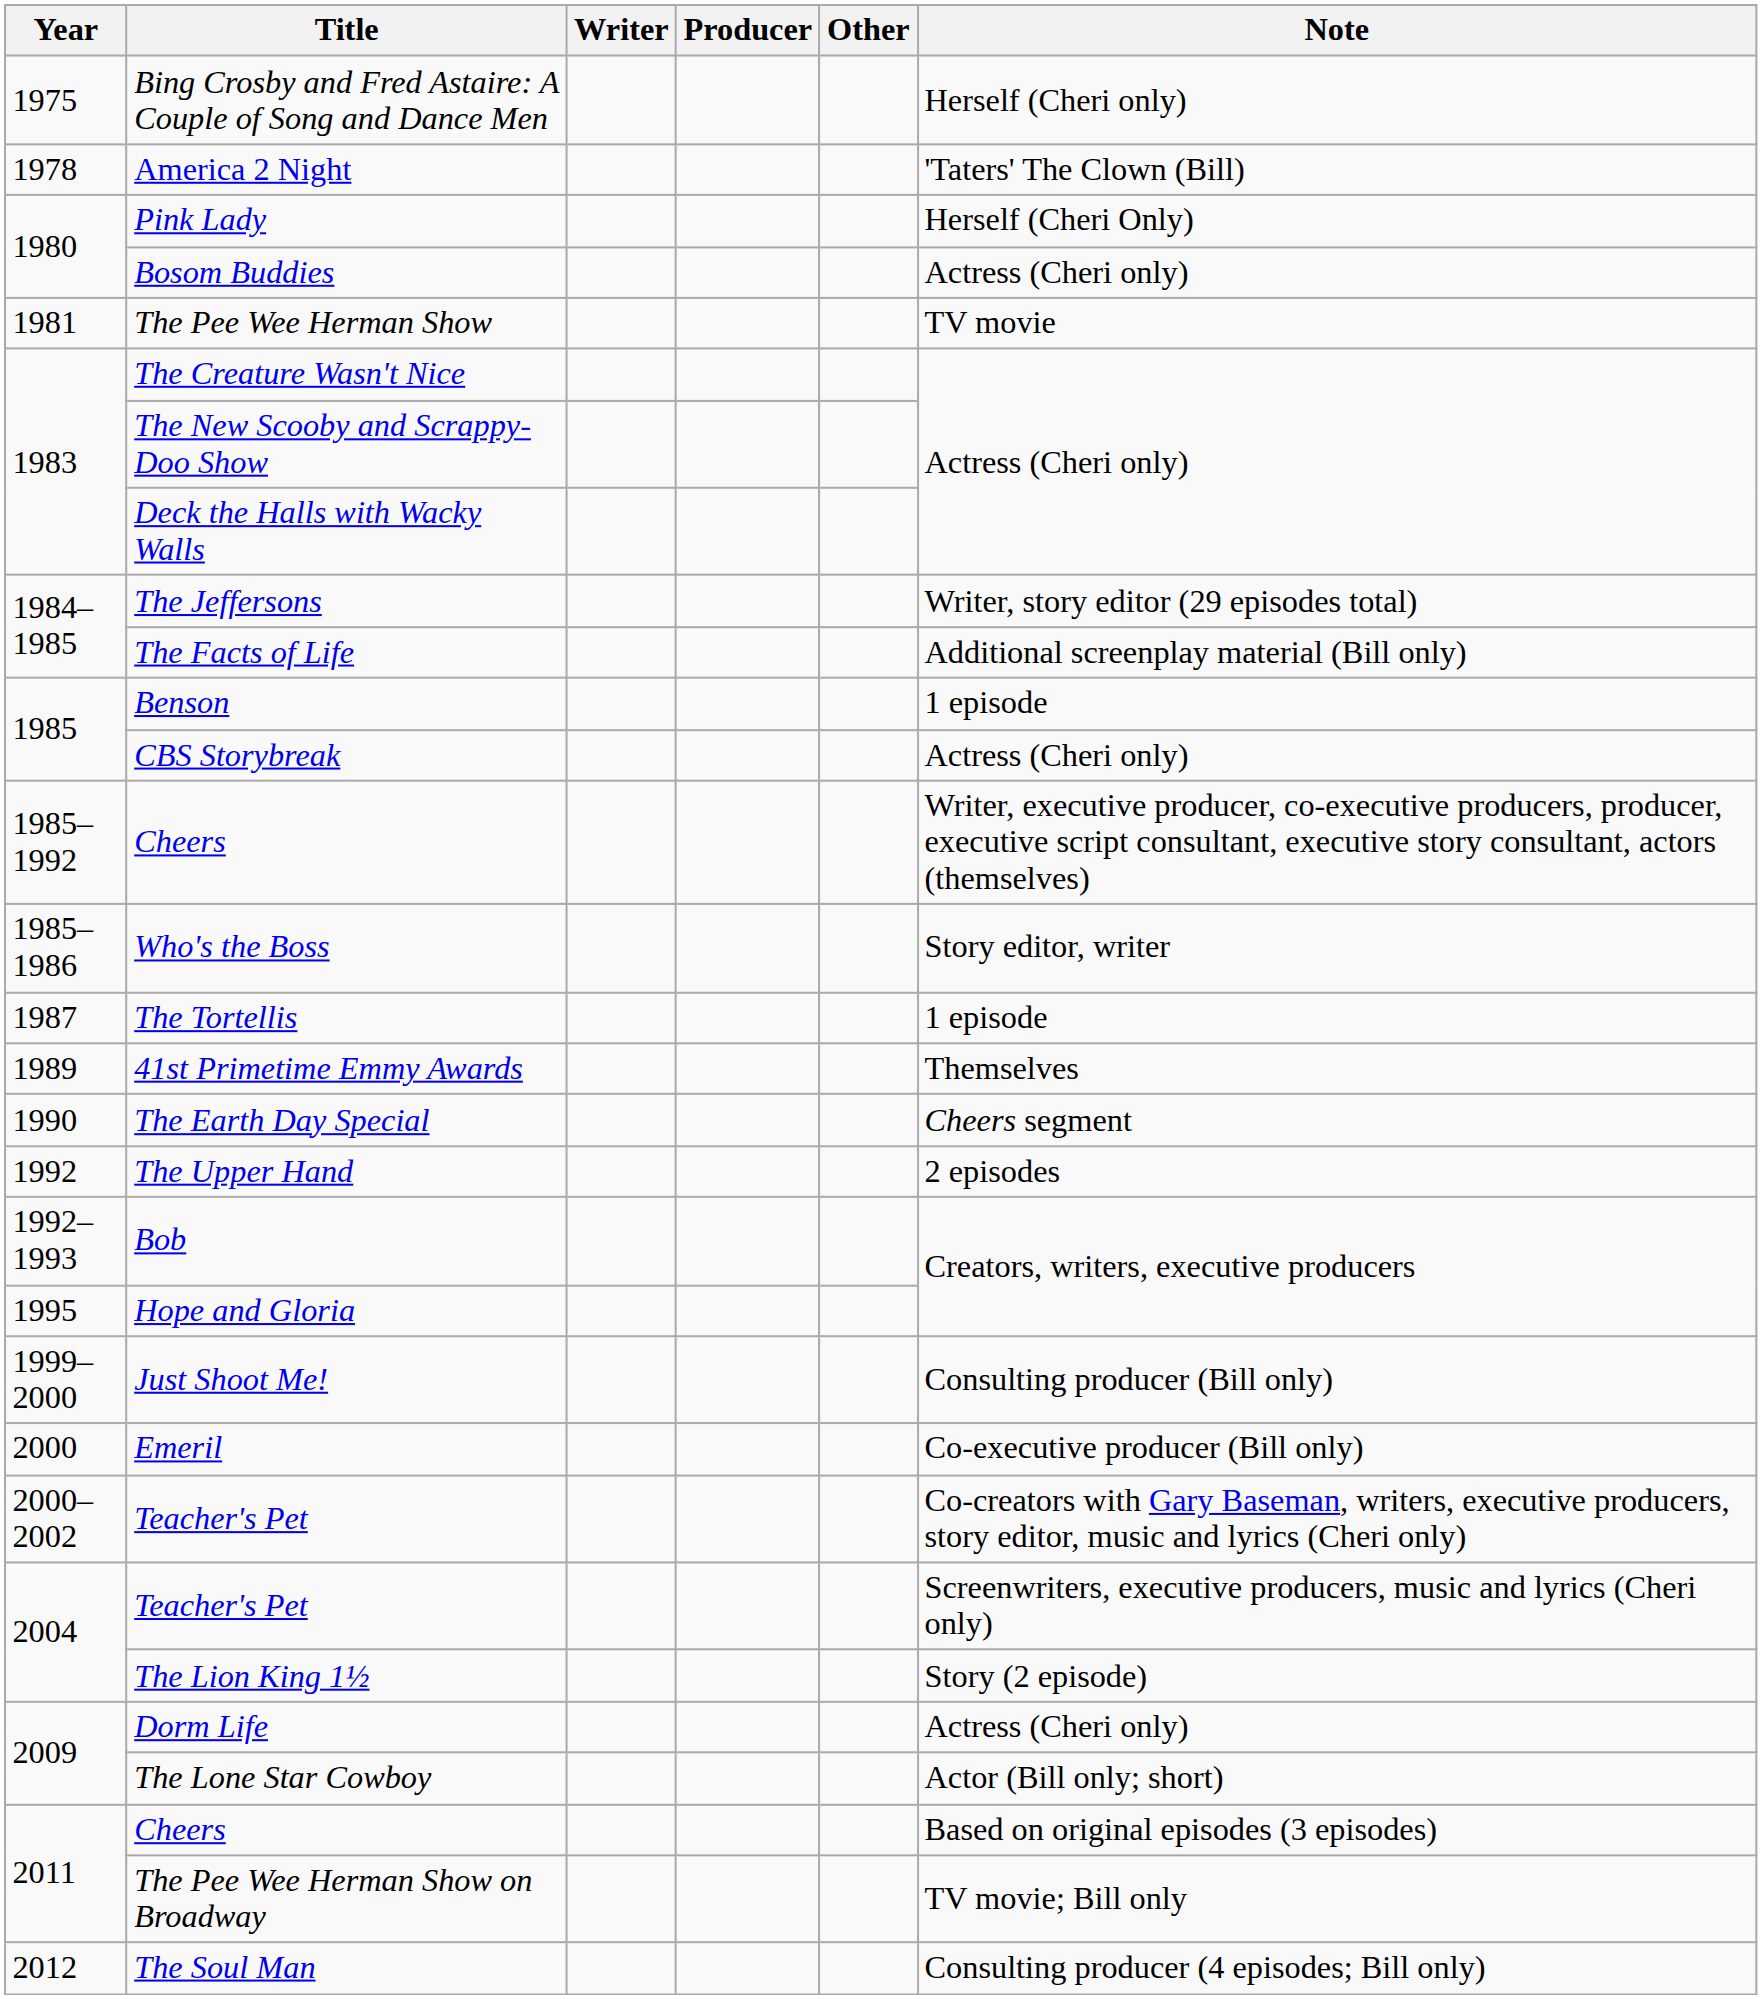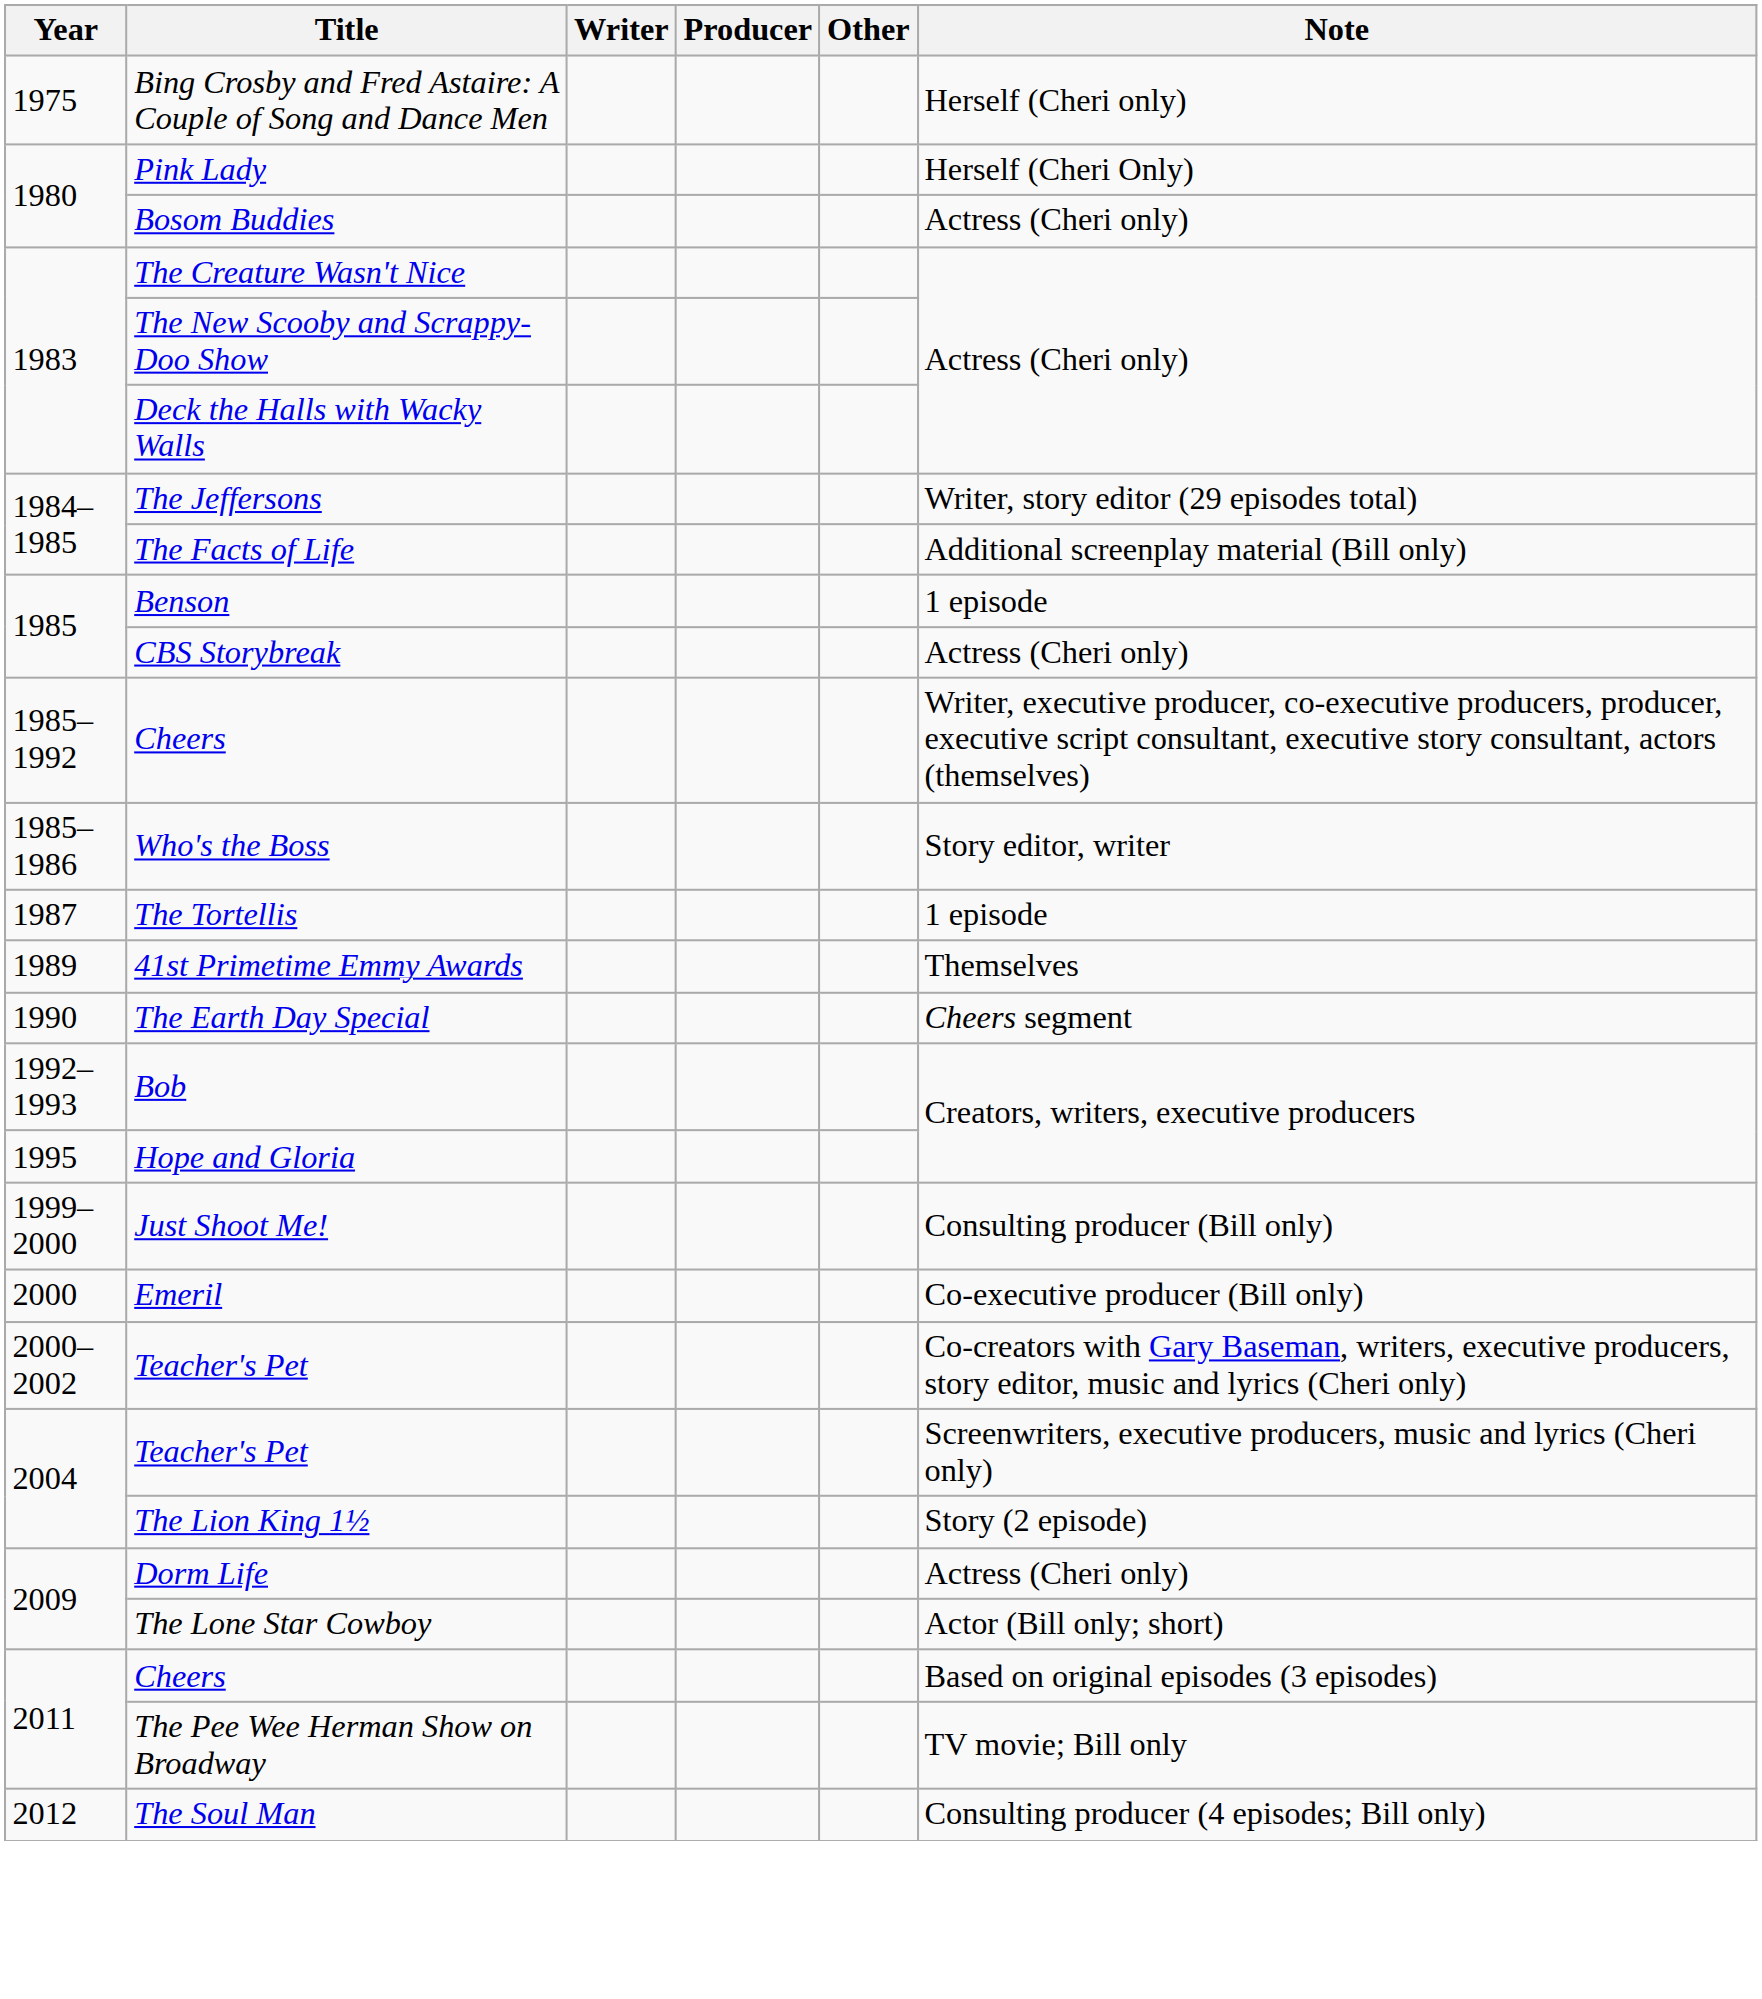- row: (45, 169)
- row: (45, 322)
- row: (45, 1170)
